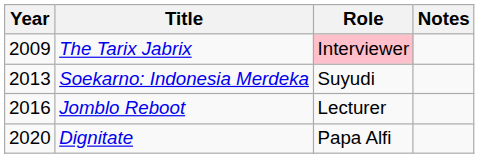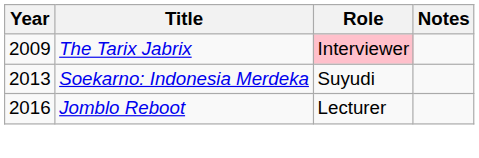- row: (96, 138)
